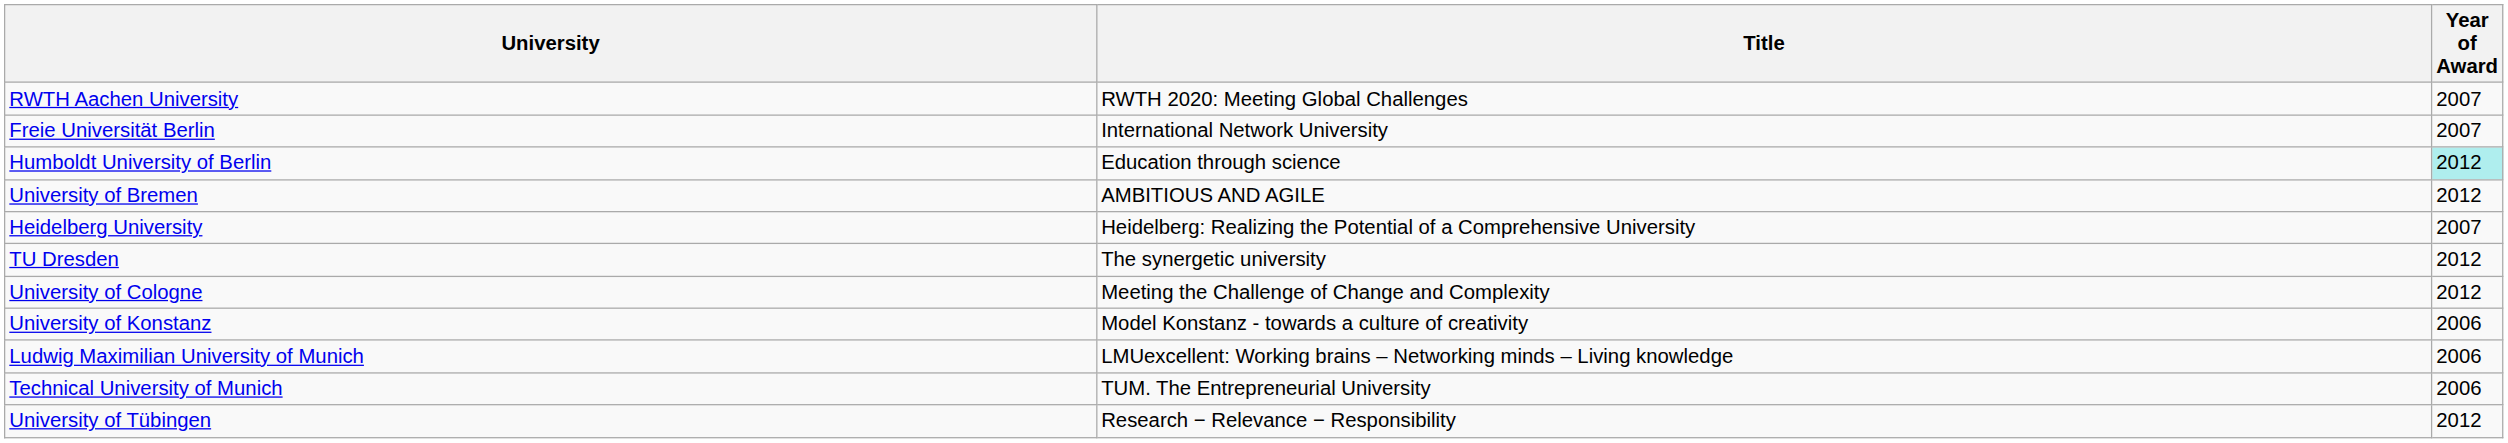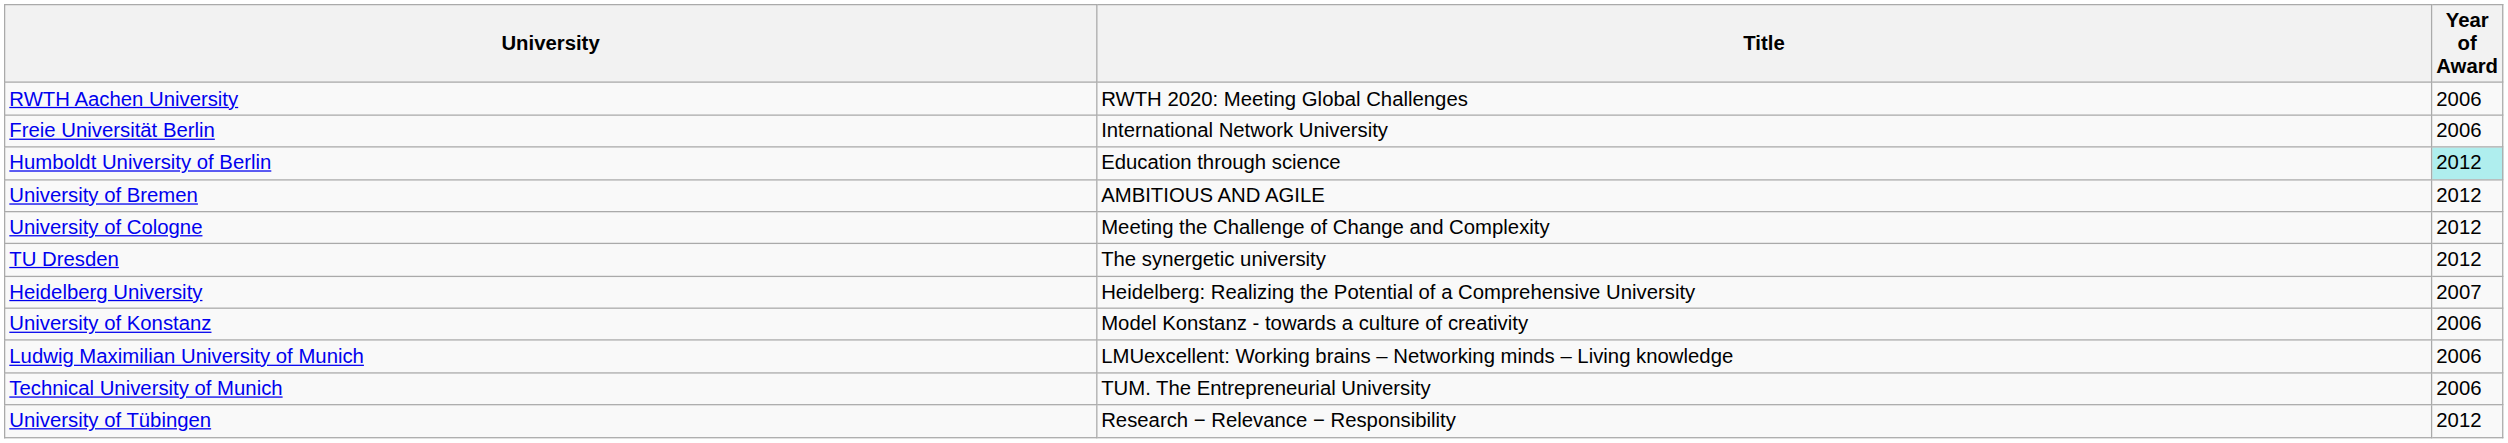(2459, 98) 2007 -> (2459, 98) 2006
(2459, 130) 2007 -> (2459, 130) 2006
rows swapped: (106, 291) <-> (106, 227)
